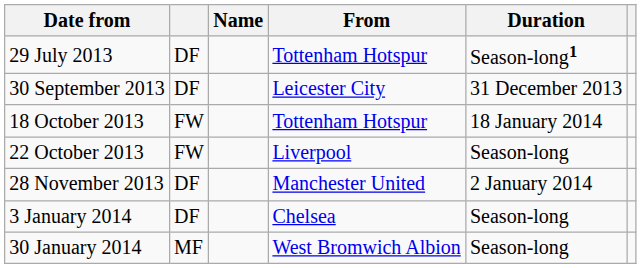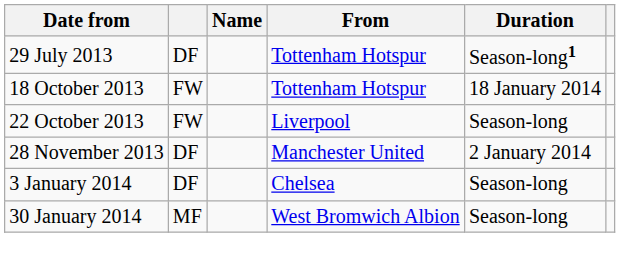- row: (87, 89)
